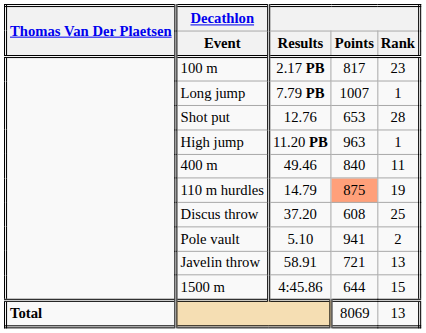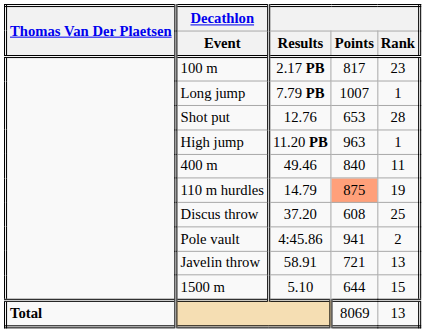(300, 239) 5.10 -> (300, 239) 4:45.86
(300, 287) 4:45.86 -> (300, 287) 5.10
